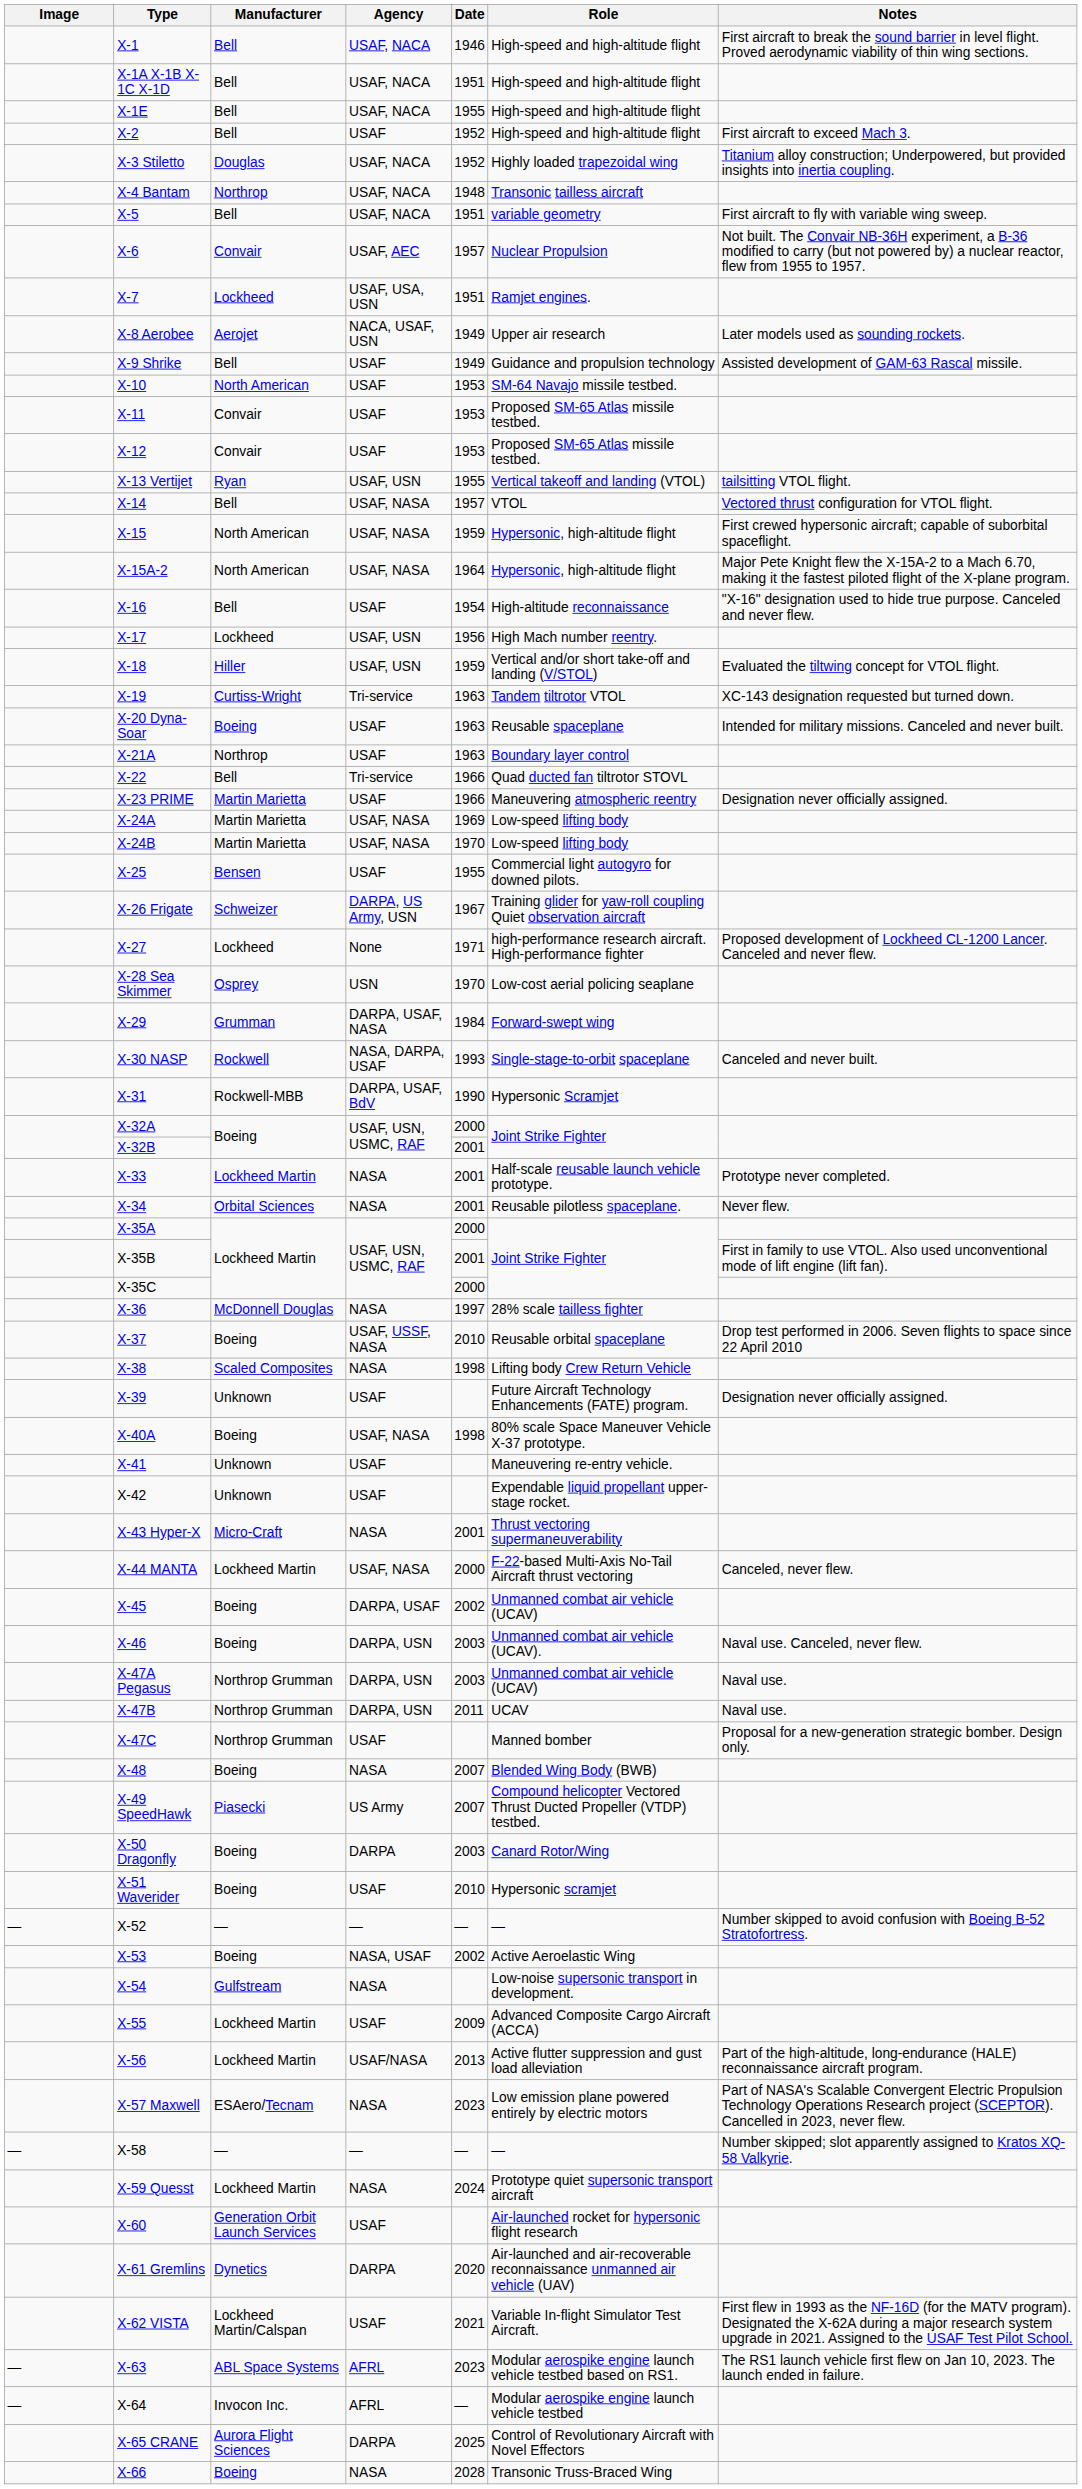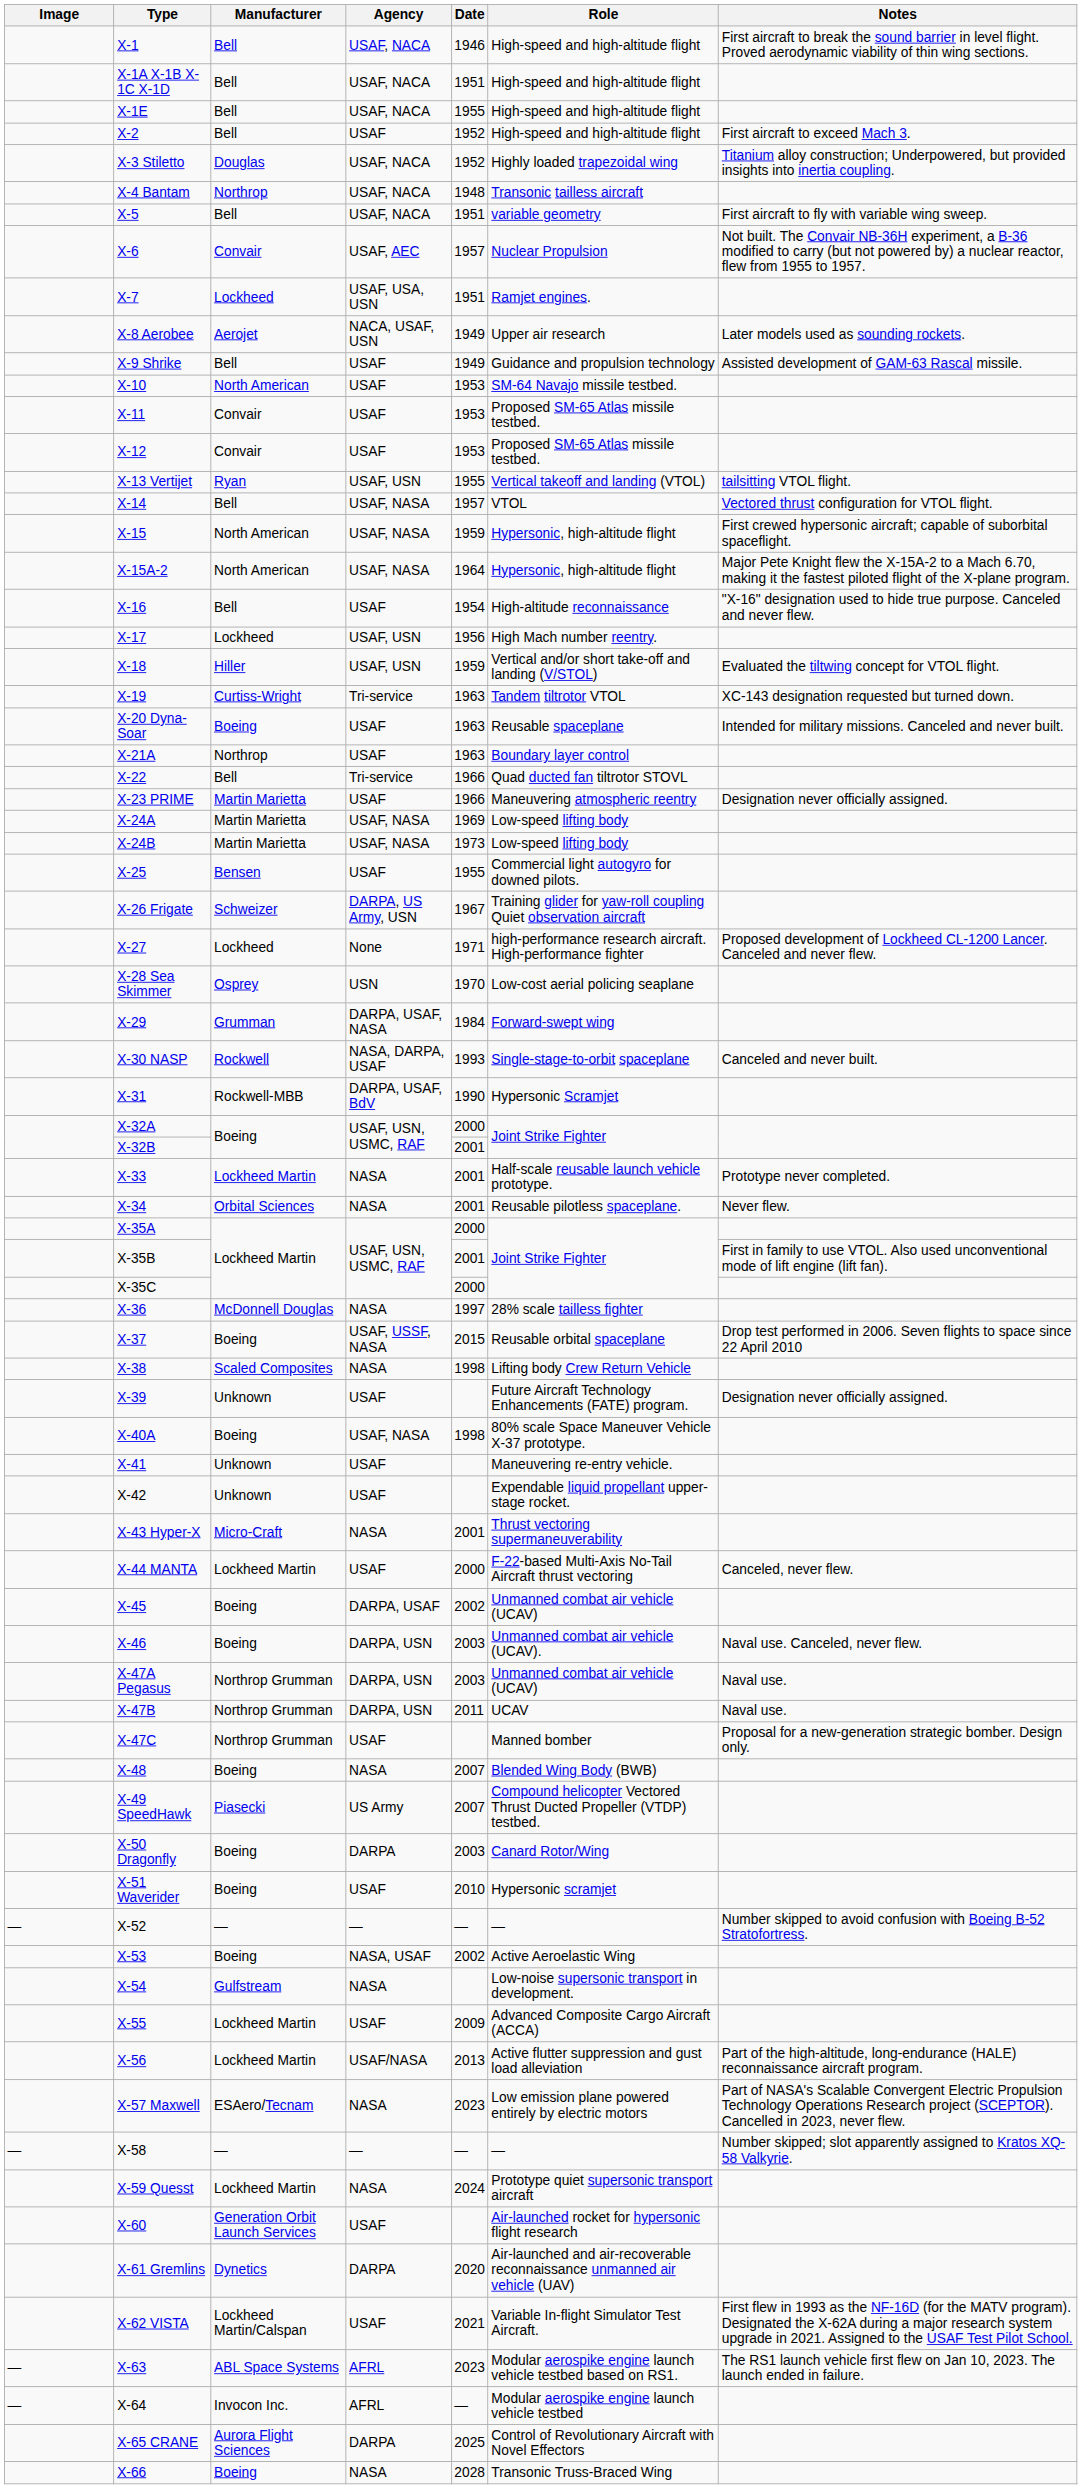(470, 843) 1970 -> (470, 843) 1973
(470, 1339) 2010 -> (470, 1339) 2015
(389, 1569) USAF, NASA -> (367, 1569) USAF
